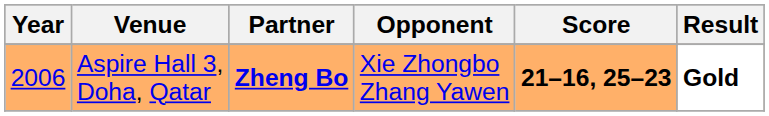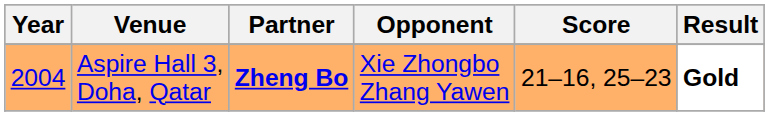(38, 77) 2006 -> (38, 77) 2004
(596, 77) bold -> (596, 77) normal
